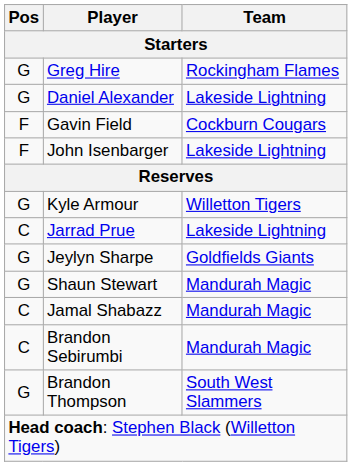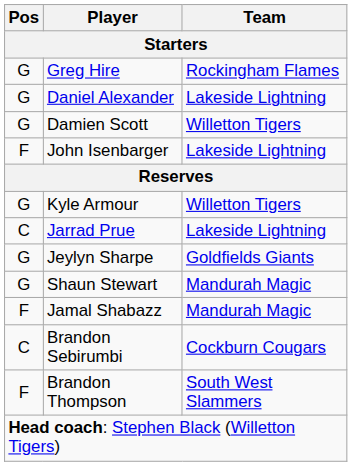+ row: (97, 124)
- row: (89, 124)
(24, 310) C -> (24, 310) F
(249, 346) Mandurah Magic -> (256, 346) Cockburn Cougars
(24, 392) G -> (24, 392) F
